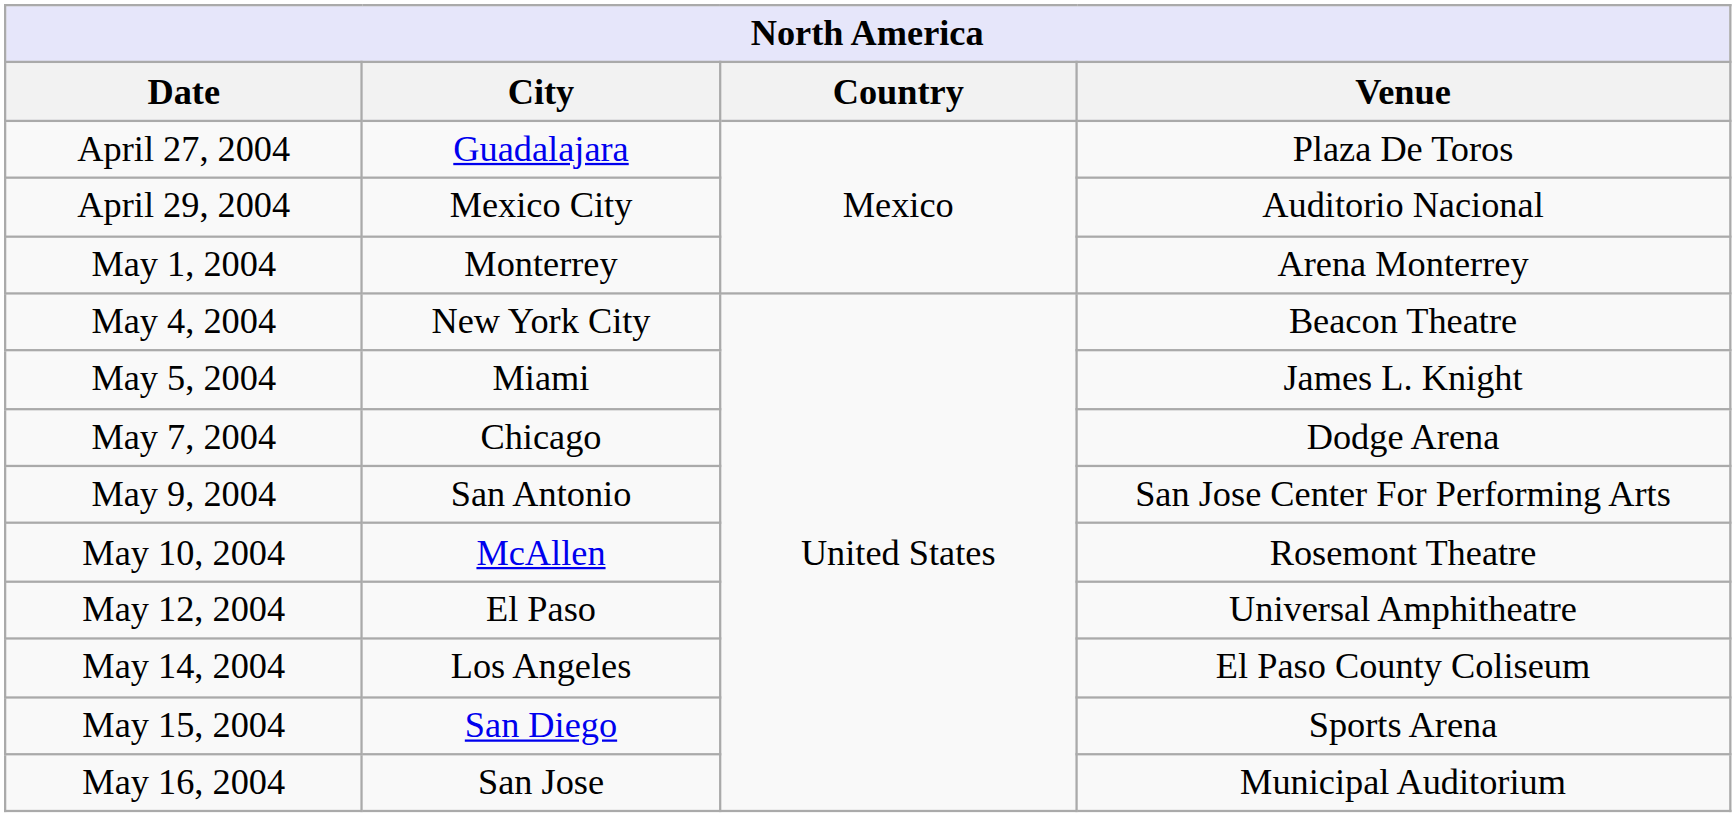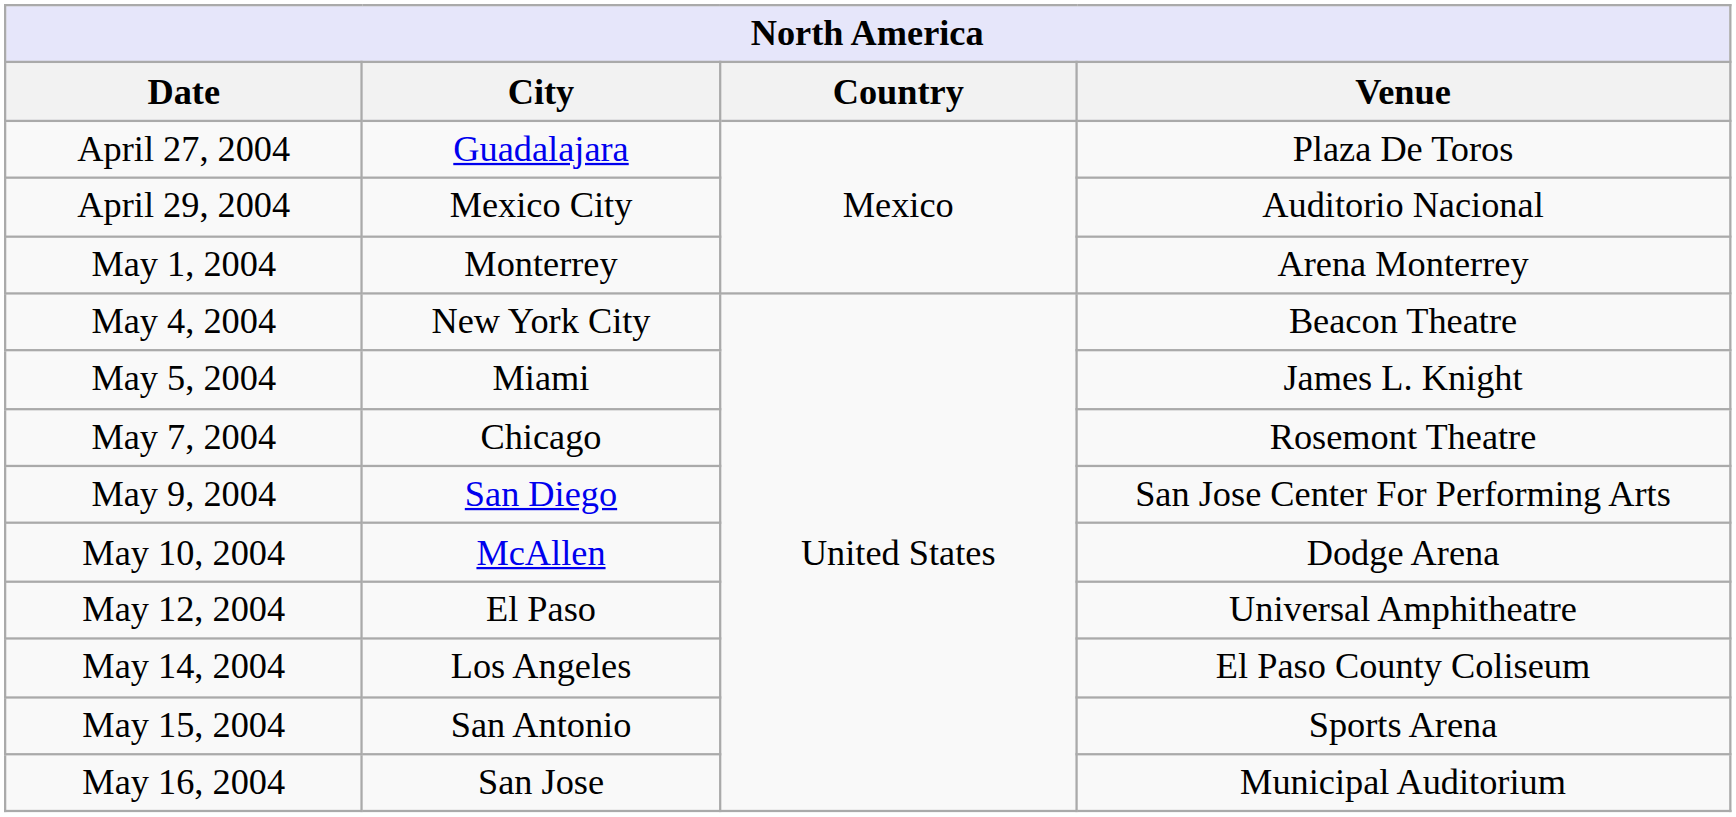(1403, 436) Dodge Arena -> (1403, 436) Rosemont Theatre
(541, 494) San Antonio -> (541, 494) San Diego
(1403, 551) Rosemont Theatre -> (1403, 551) Dodge Arena
(541, 724) San Diego -> (541, 724) San Antonio
